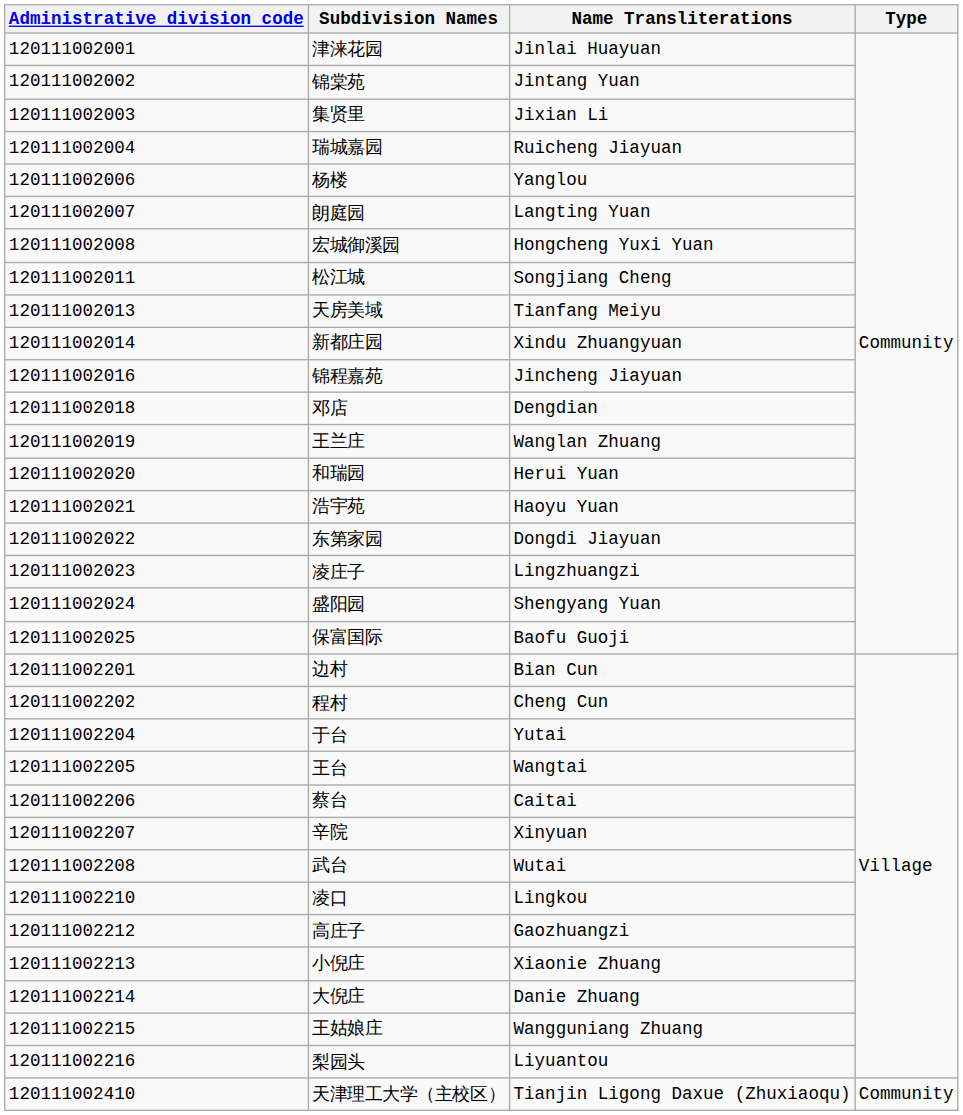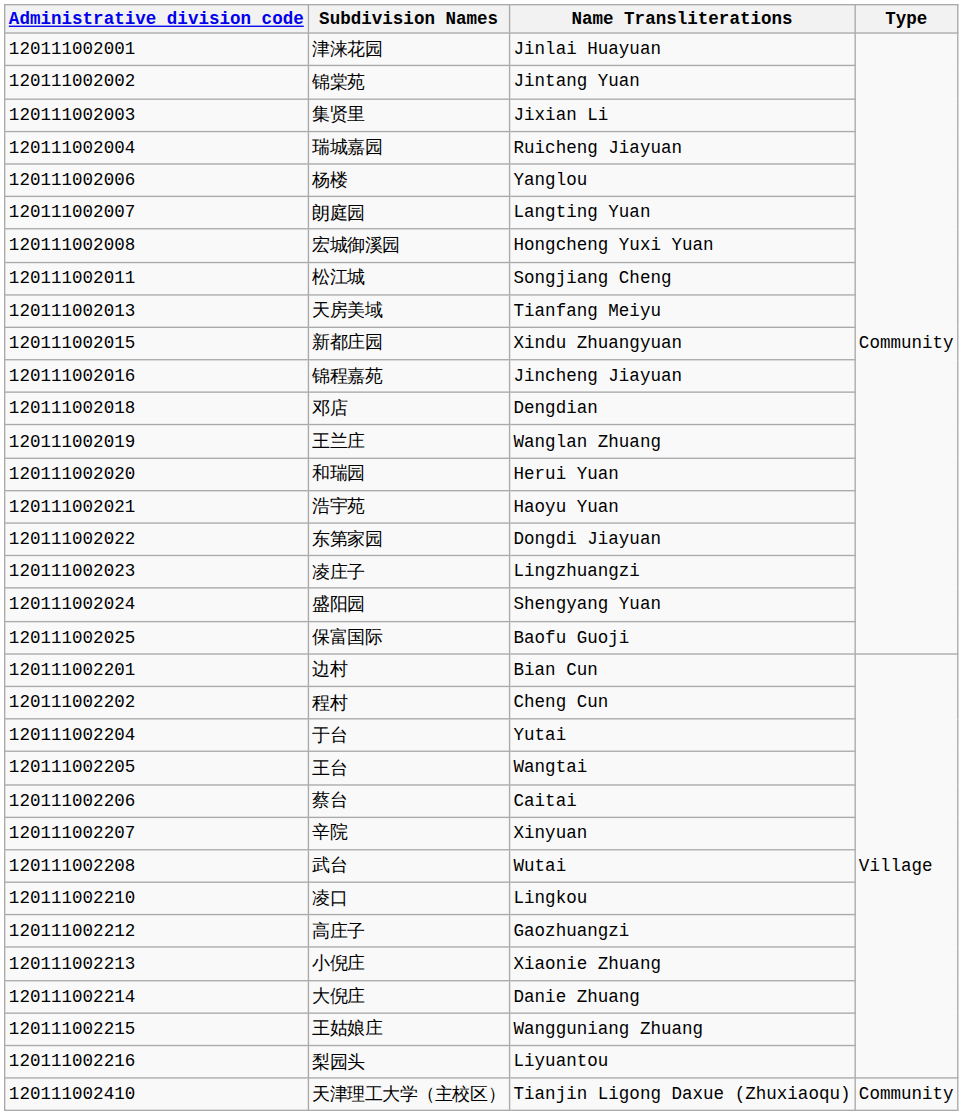(72, 343) 120111002014 -> (72, 343) 120111002015
